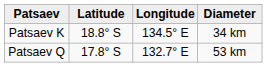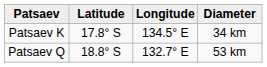(101, 33) 18.8° S -> (101, 33) 17.8° S
(101, 52) 17.8° S -> (101, 52) 18.8° S
